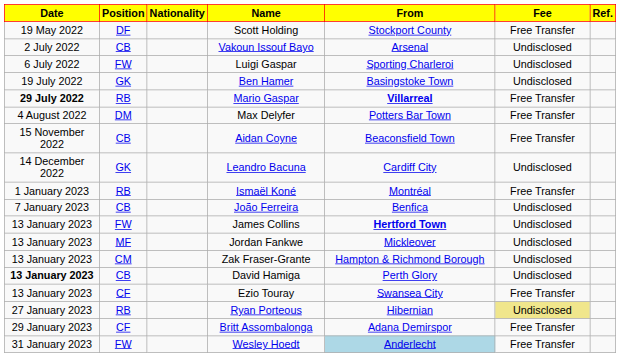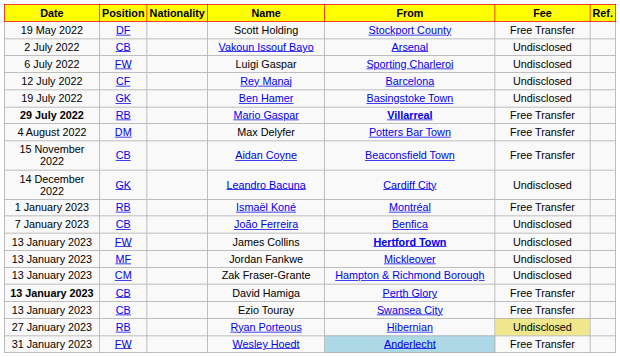+ row: (266, 82)
(542, 276) Undisclosed -> (542, 293) Free Transfer
(123, 293) CF -> (123, 310) CB
- row: (266, 327)
